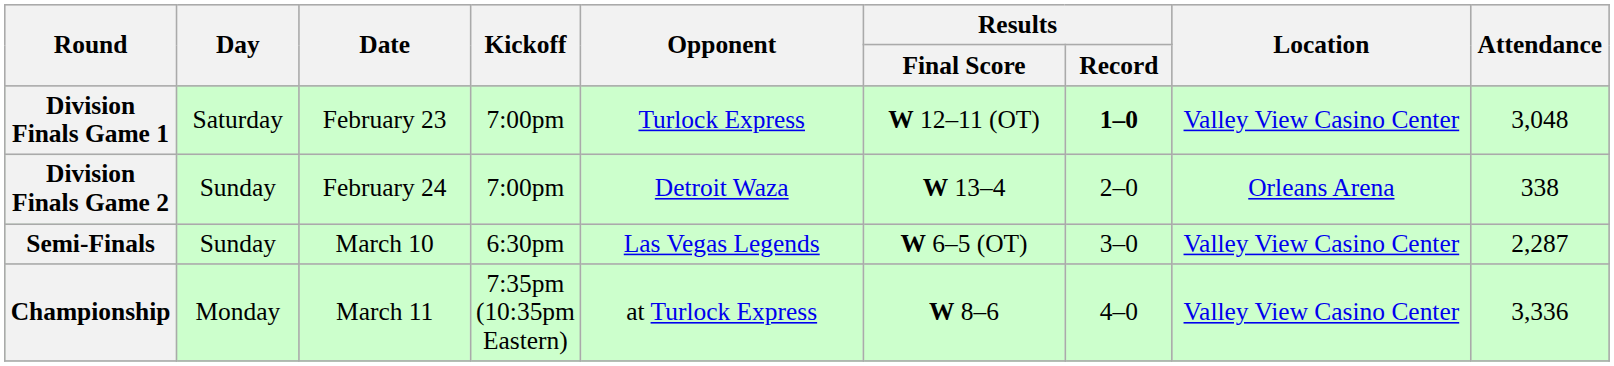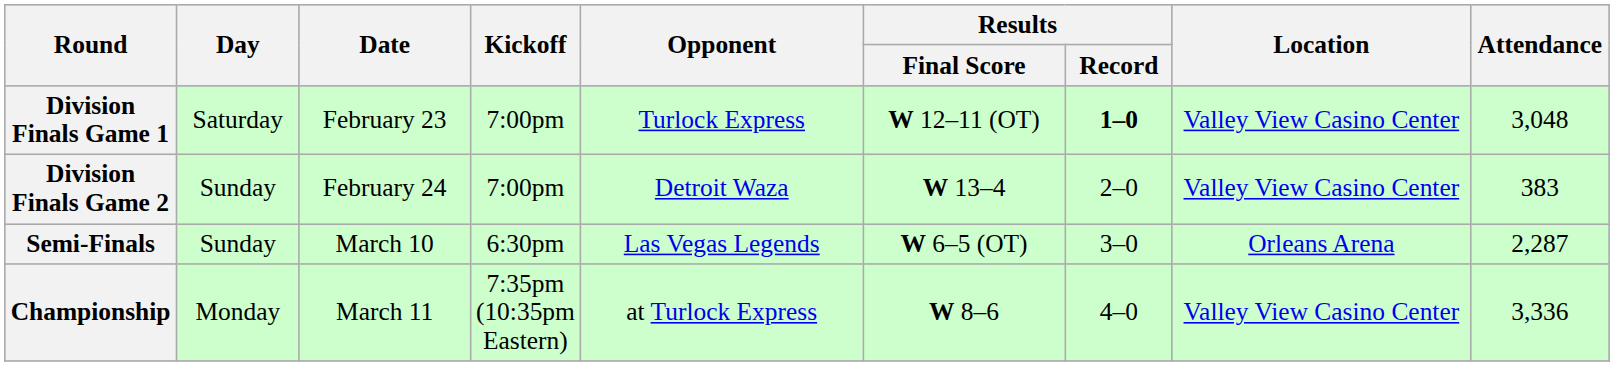(1321, 188) Orleans Arena -> (1321, 188) Valley View Casino Center
(1540, 188) 338 -> (1540, 188) 383
(1321, 243) Valley View Casino Center -> (1321, 243) Orleans Arena
